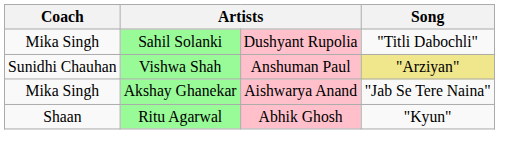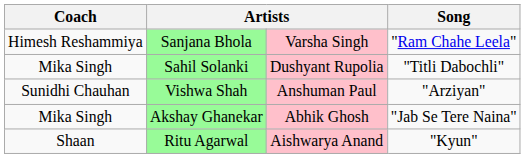+ row: (206, 41)
(428, 66) khaki background -> (454, 91) no background
(301, 91) Aishwarya Anand -> (327, 116) Abhik Ghosh
(301, 116) Abhik Ghosh -> (327, 141) Aishwarya Anand
